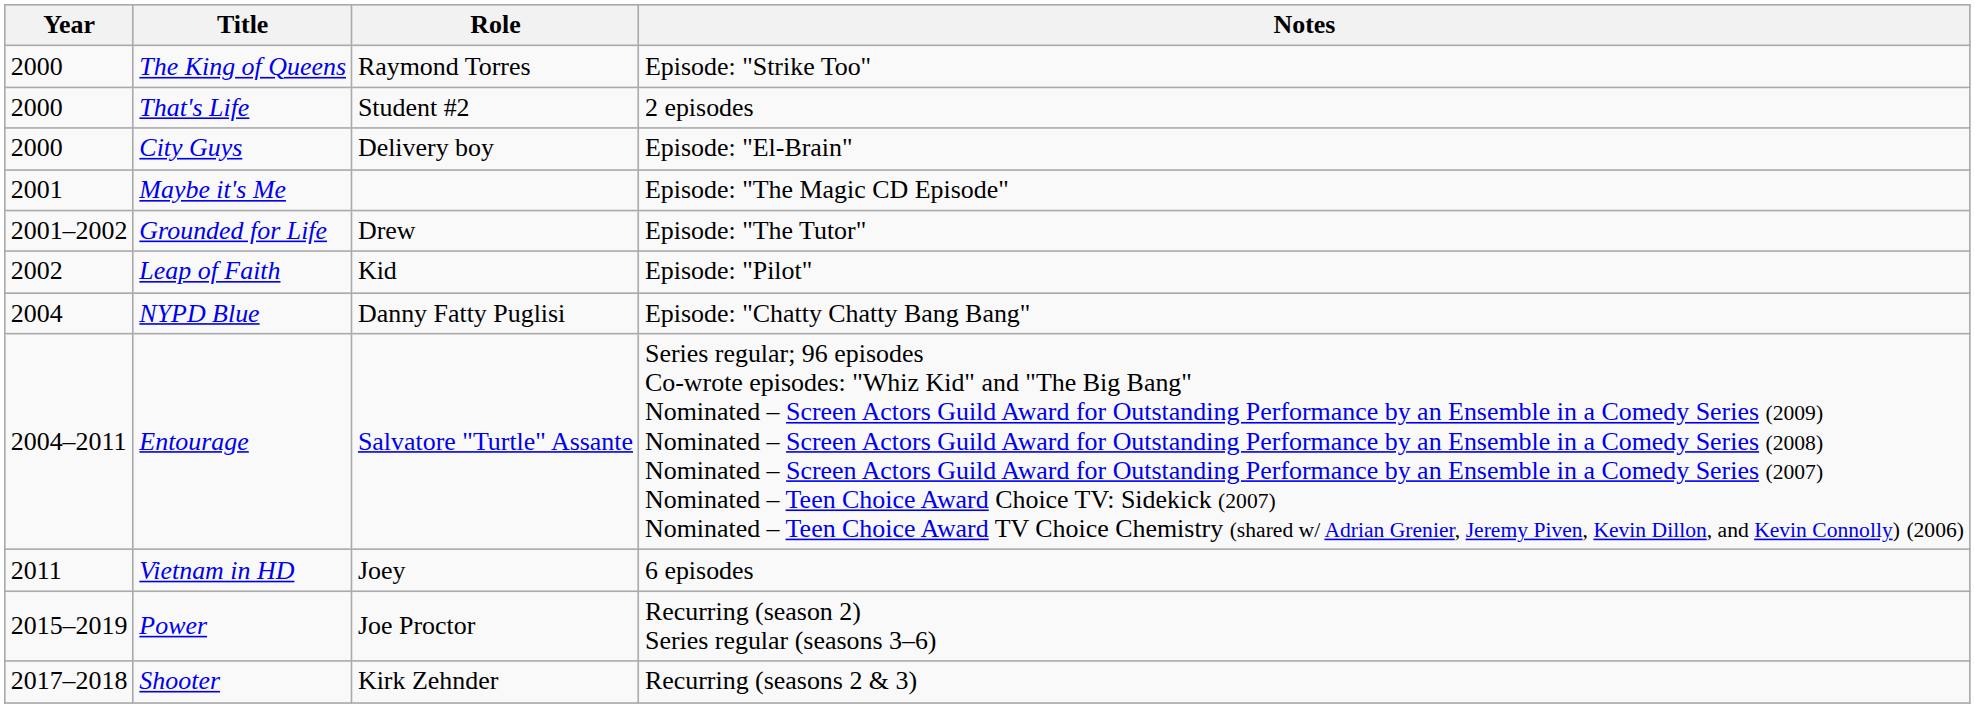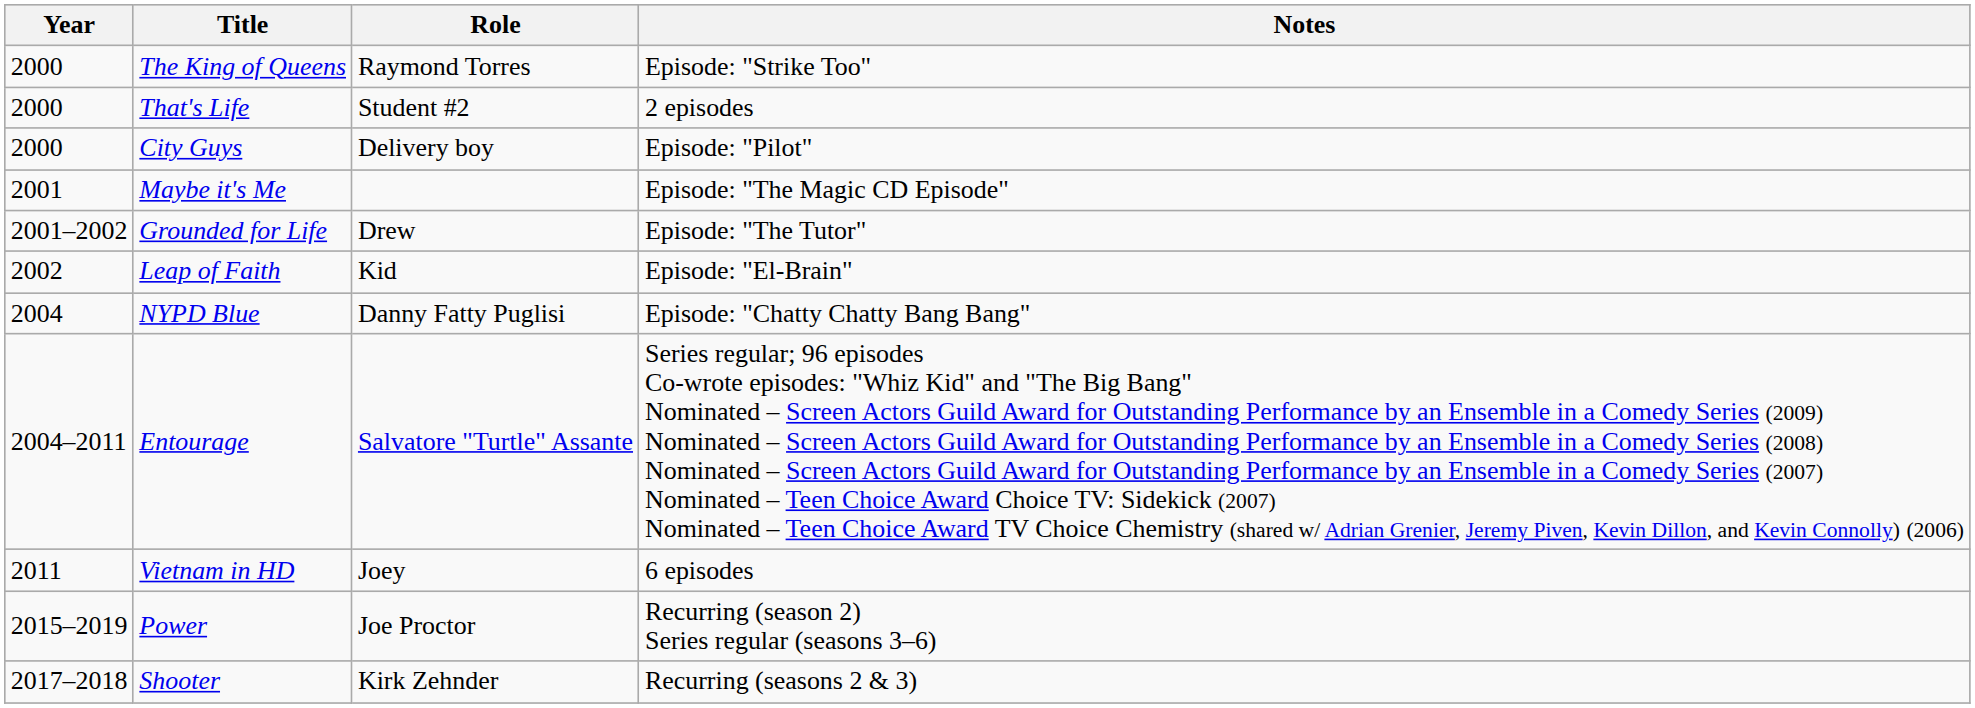(749, 148) Episode: "El-Brain" -> (729, 148) Episode: "Pilot"
(729, 271) Episode: "Pilot" -> (749, 271) Episode: "El-Brain"
